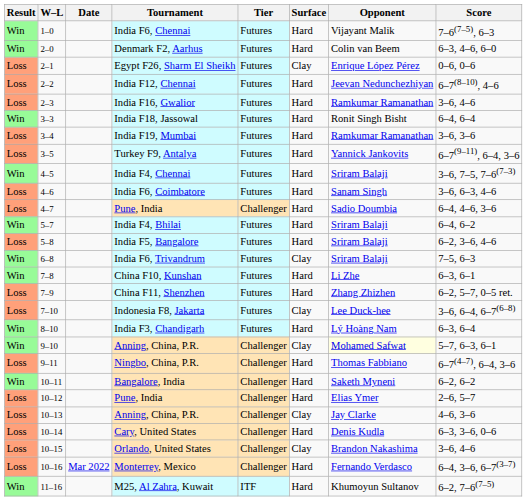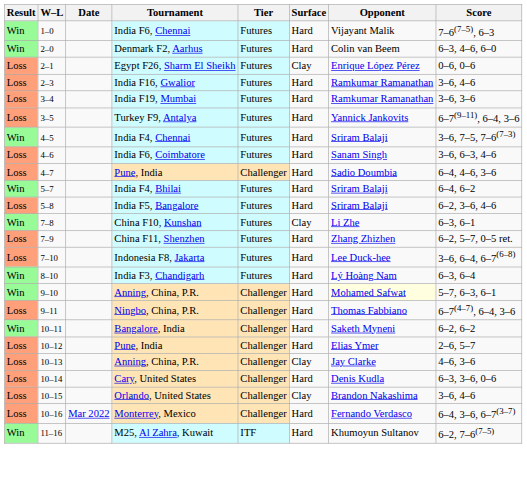- row: (47, 84)
- row: (47, 119)
- row: (47, 259)
(302, 275) Hard -> (302, 222) Clay
(302, 310) Clay -> (302, 257) Hard
(302, 345) Clay -> (302, 292) Hard
